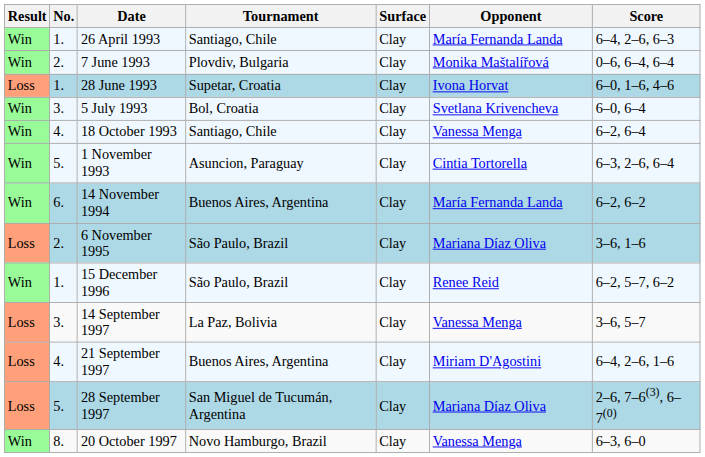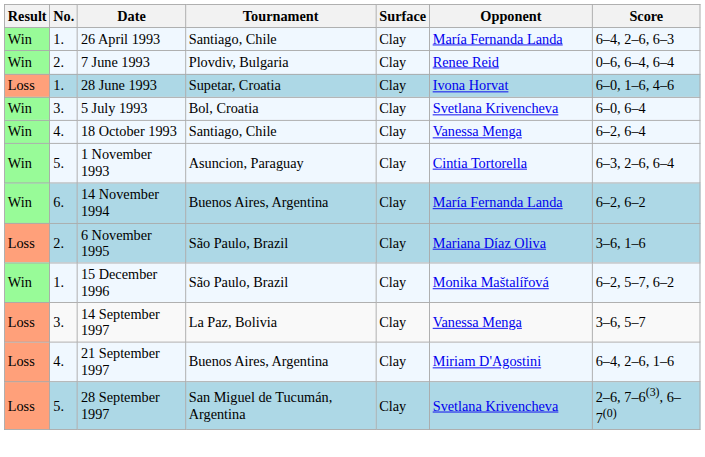(491, 61) Monika Maštalířová -> (466, 61) Renee Reid
(466, 282) Renee Reid -> (491, 282) Monika Maštalířová
(489, 405) Mariana Díaz Oliva -> (496, 405) Svetlana Krivencheva
- row: (129, 440)
